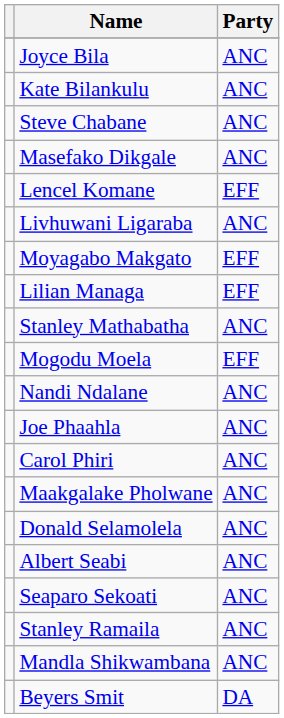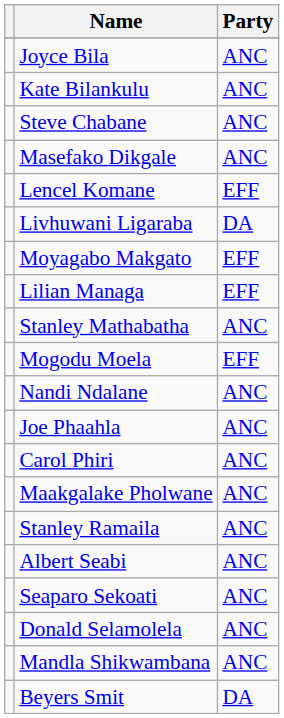(245, 223) ANC -> (238, 223) DA
rows swapped: (89, 628) <-> (101, 527)
